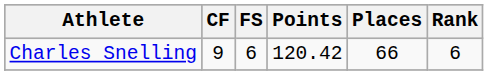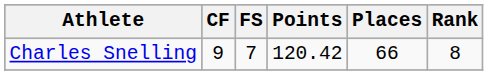(251, 54) 6 -> (251, 54) 7
(455, 54) 6 -> (455, 54) 8
